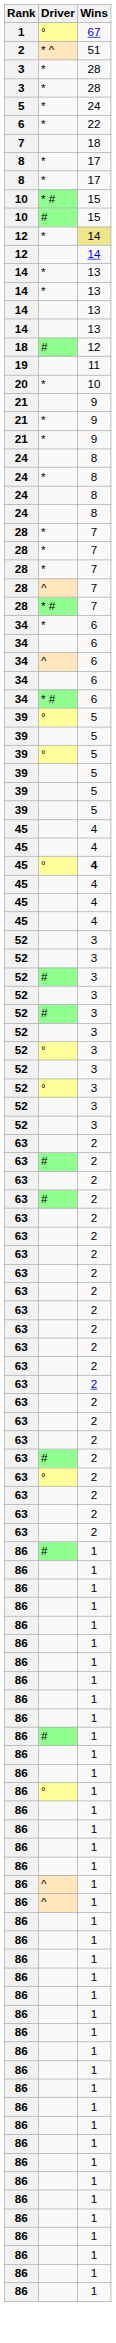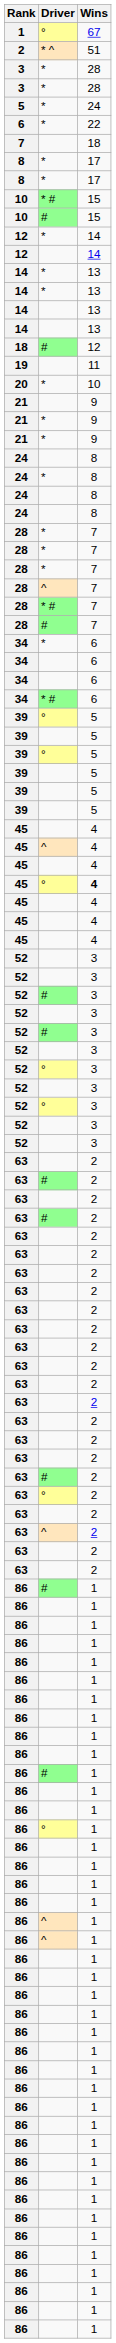(94, 236) khaki background -> (94, 236) no background
+ row: (21, 625)
- row: (21, 662)
+ row: (21, 847)
+ row: (21, 1532)
